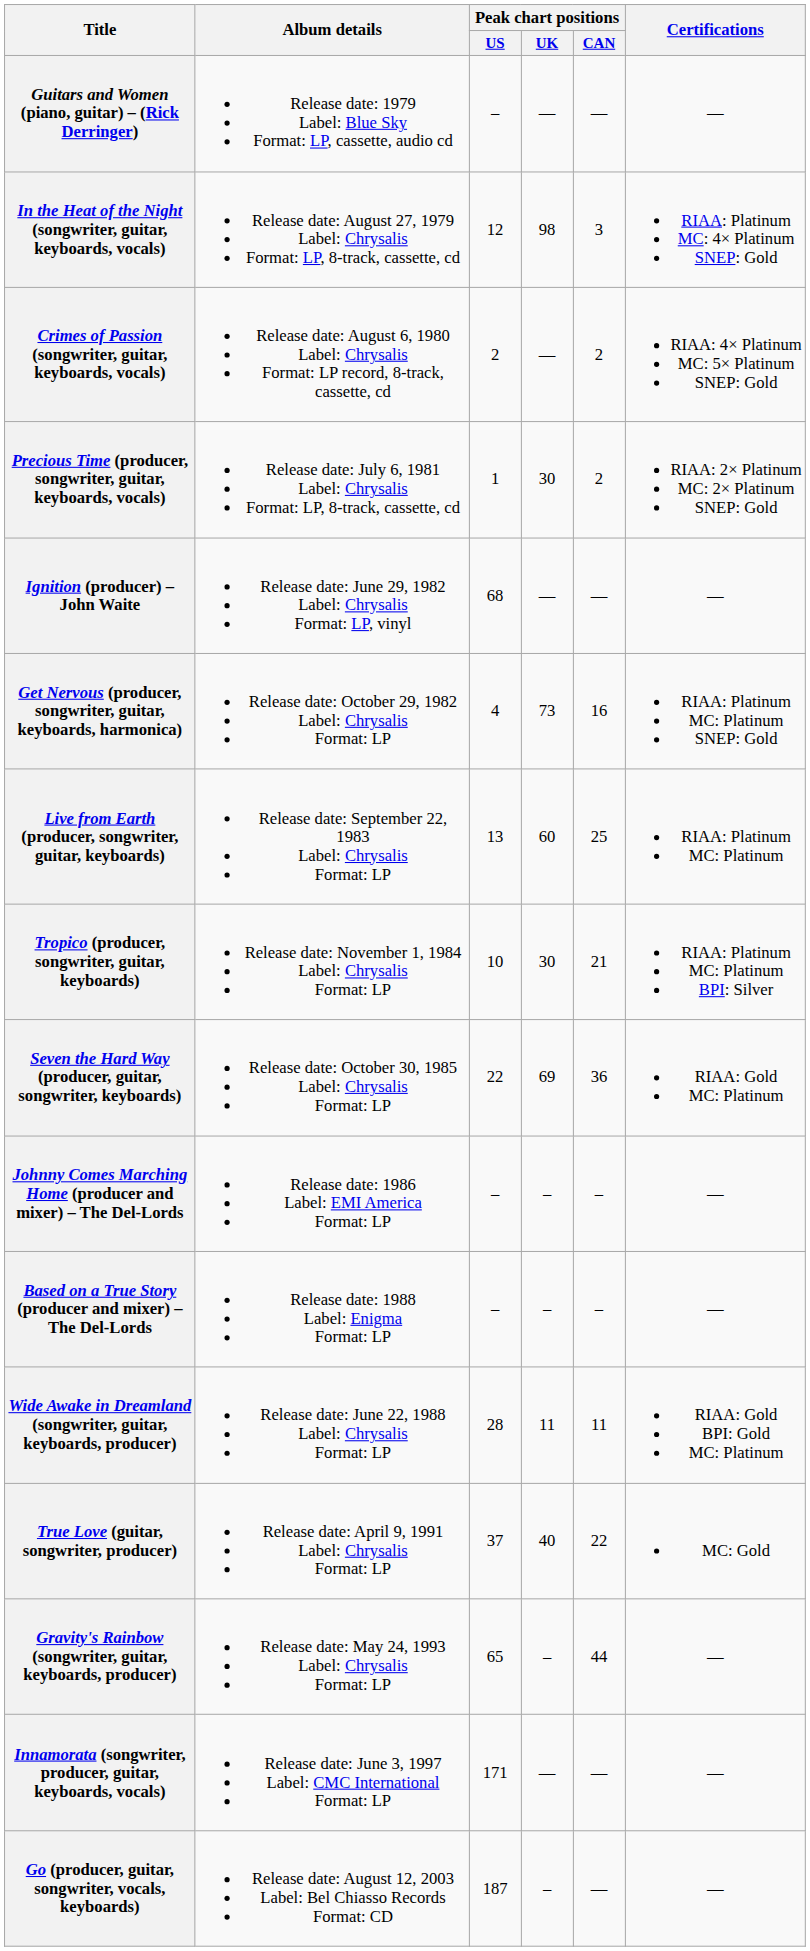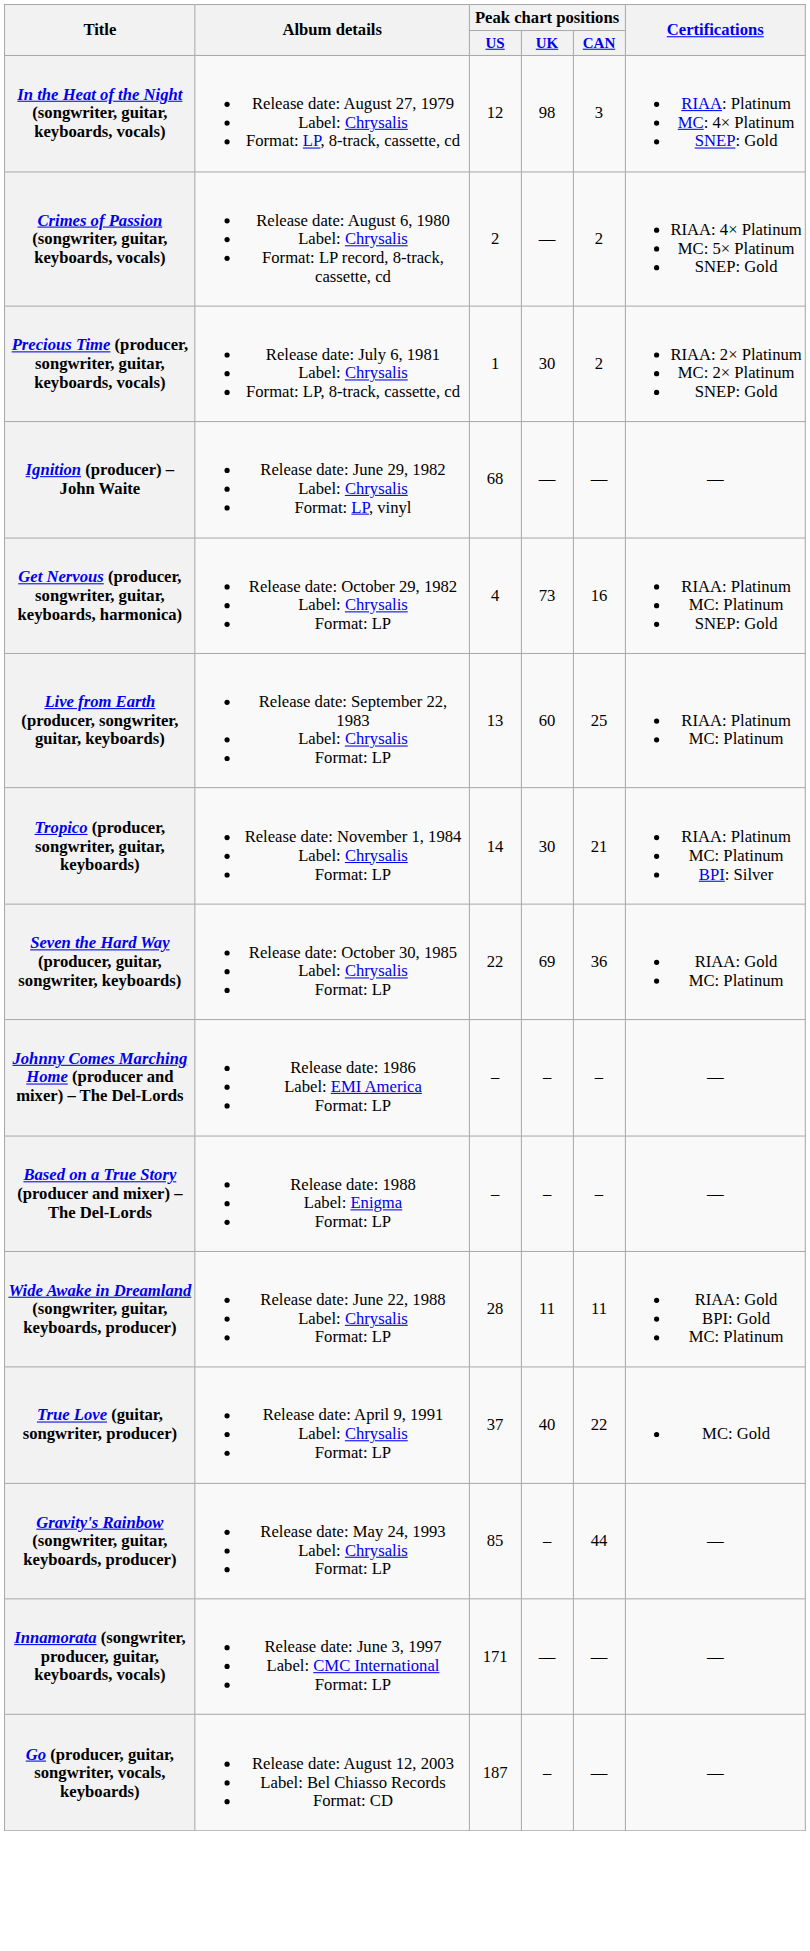- row: (100, 113)
(495, 961) 10 -> (495, 845) 14
(495, 1656) 65 -> (495, 1540) 85
